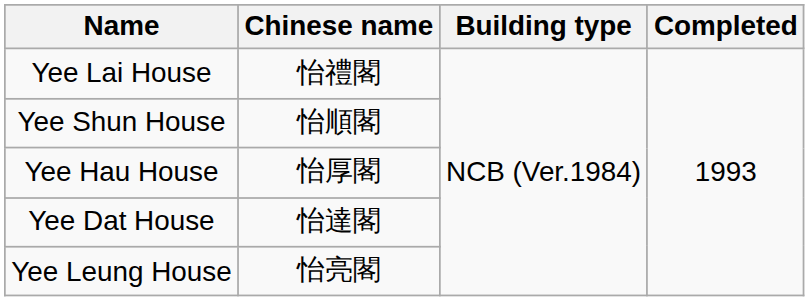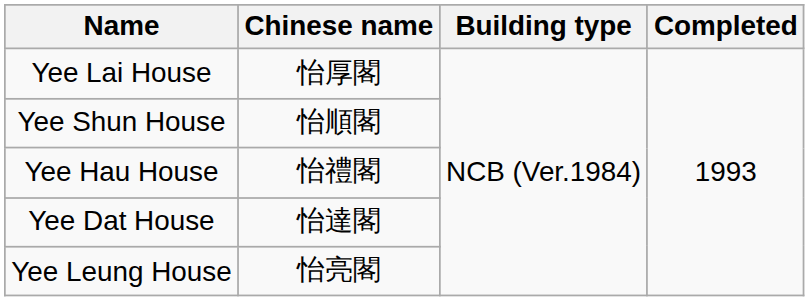(339, 72) 怡禮閣 -> (339, 72) 怡厚閣
(339, 171) 怡厚閣 -> (339, 171) 怡禮閣
